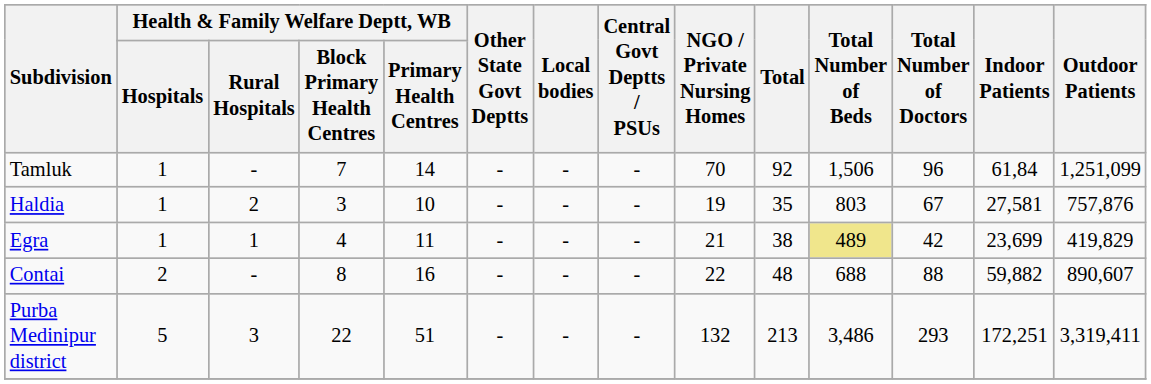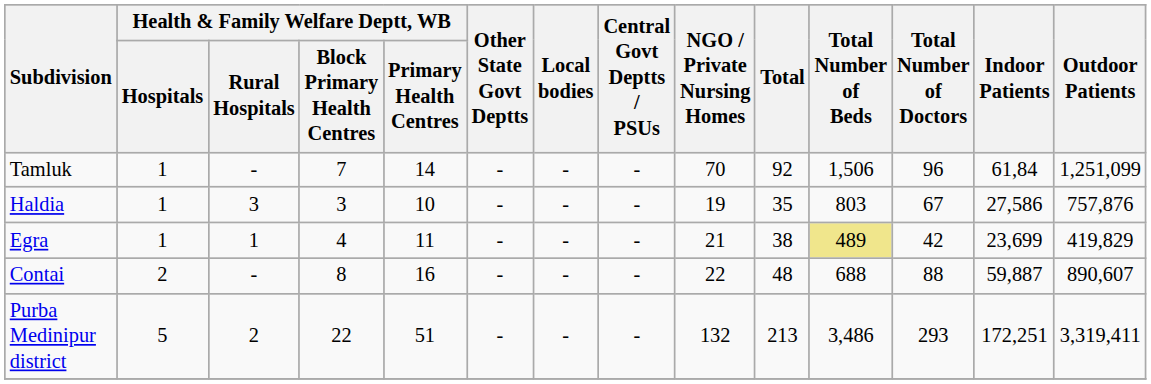(254, 204) 2 -> (254, 204) 3
(1014, 204) 27,581 -> (1014, 204) 27,586
(1014, 275) 59,882 -> (1014, 275) 59,887
(254, 336) 3 -> (254, 336) 2
